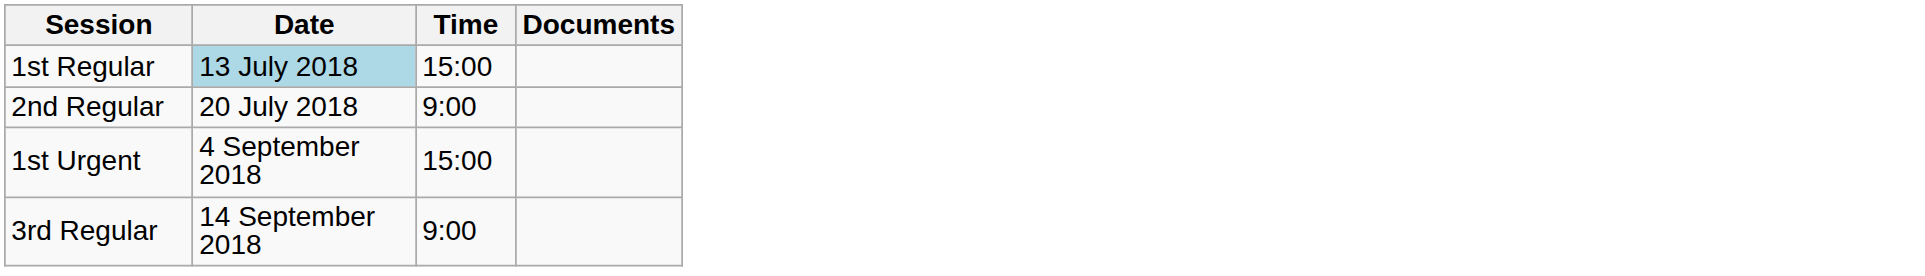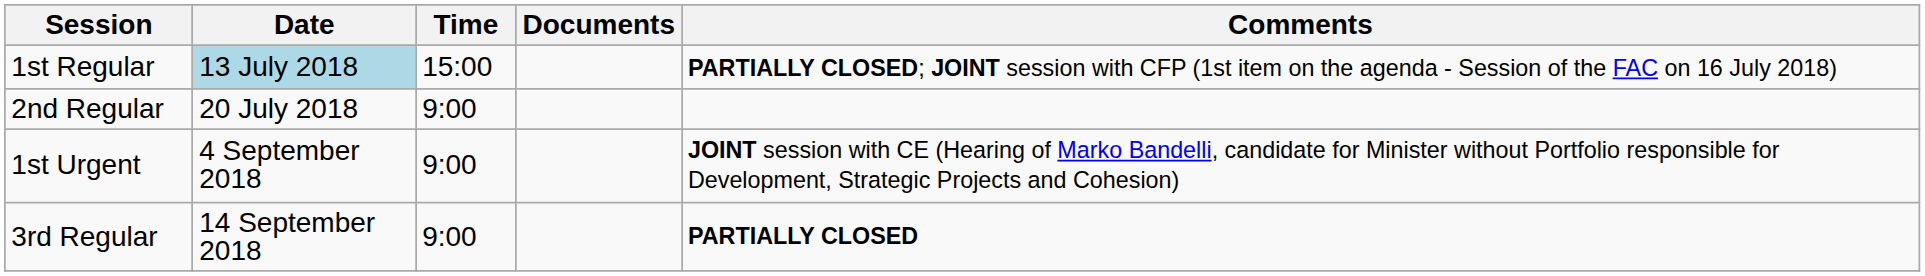+ column: (1300, 24)
(457, 161) 15:00 -> (449, 165) 9:00
